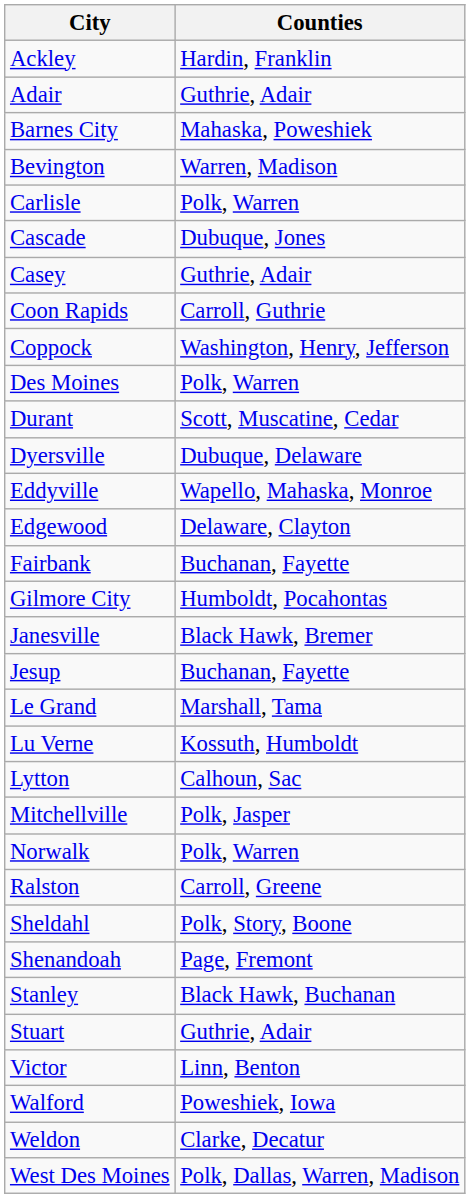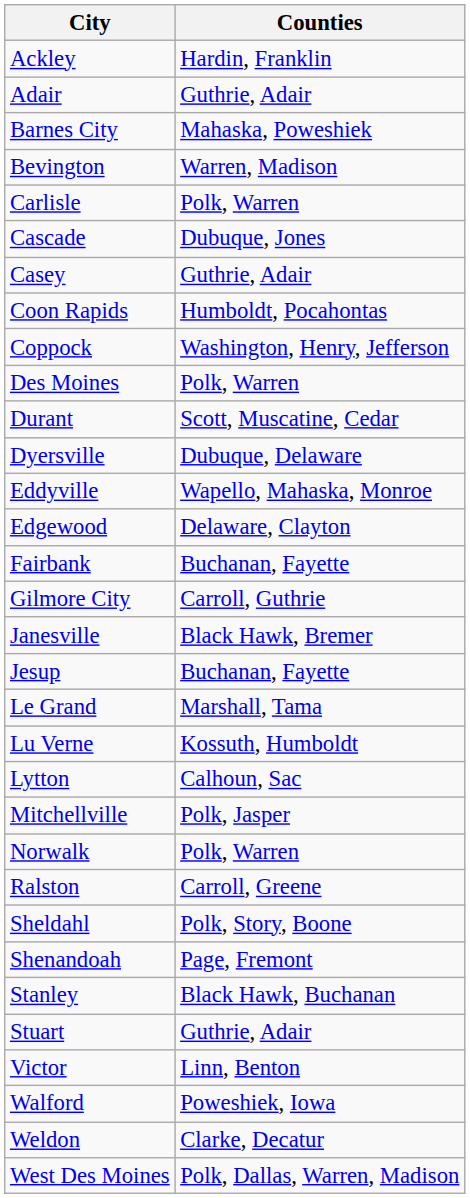(253, 310) Carroll, Guthrie -> (284, 310) Humboldt, Pocahontas
(284, 599) Humboldt, Pocahontas -> (253, 599) Carroll, Guthrie
